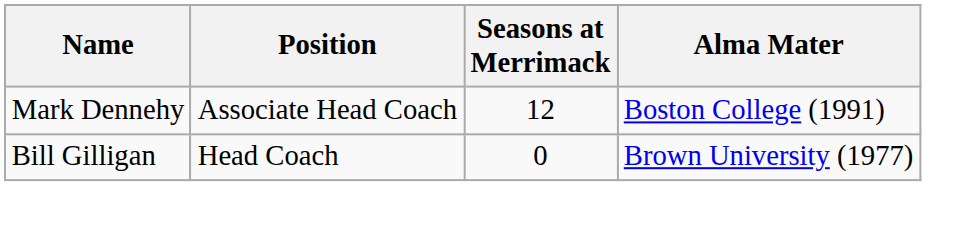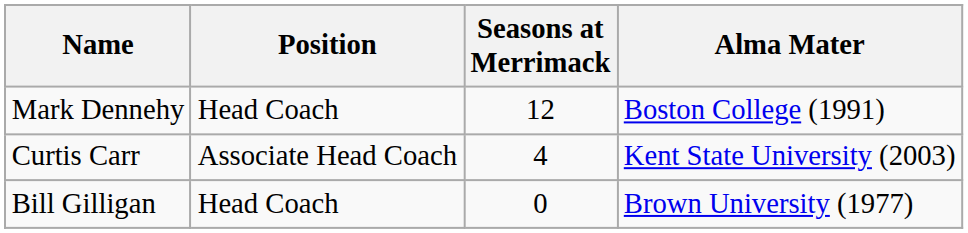(327, 109) Associate Head Coach -> (268, 109) Head Coach
+ row: (76, 156)
